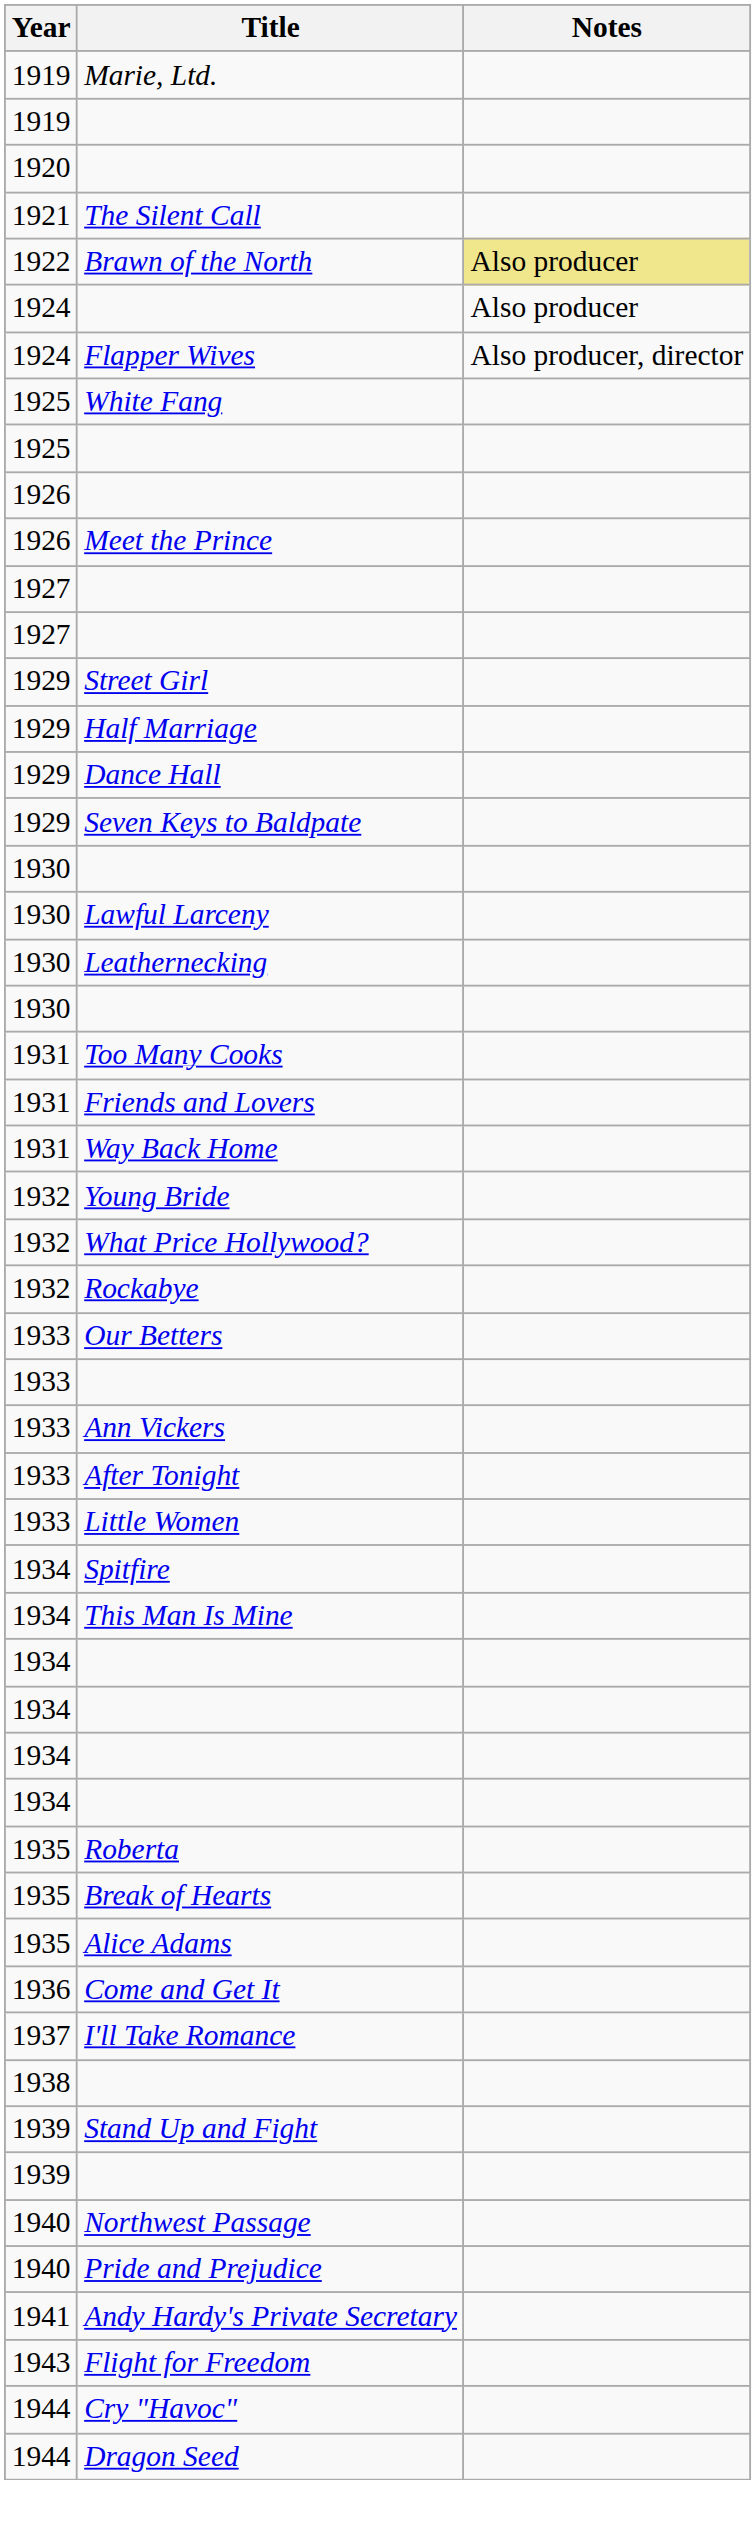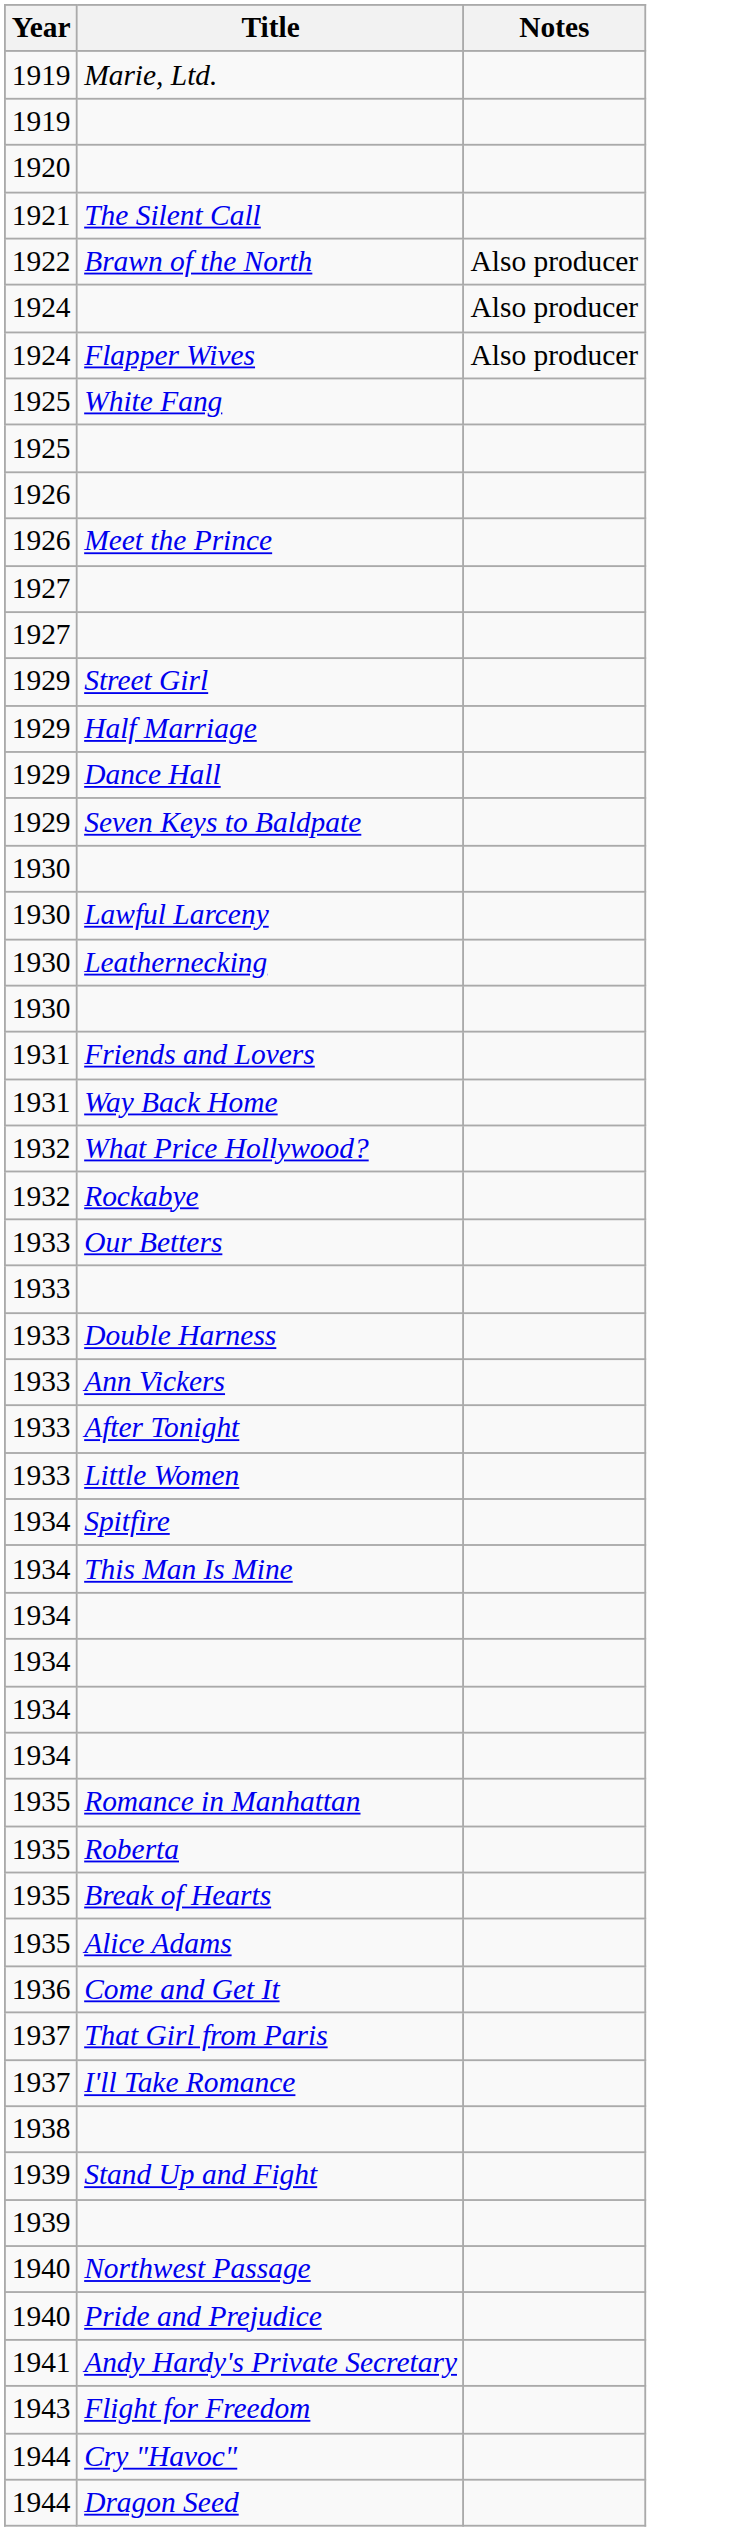(554, 261) khaki background -> (554, 261) no background
(607, 354) Also producer, director -> (554, 354) Also producer
- row: (41, 1055)
- row: (41, 1195)
+ row: (41, 1335)
+ row: (41, 1802)
+ row: (41, 2035)
